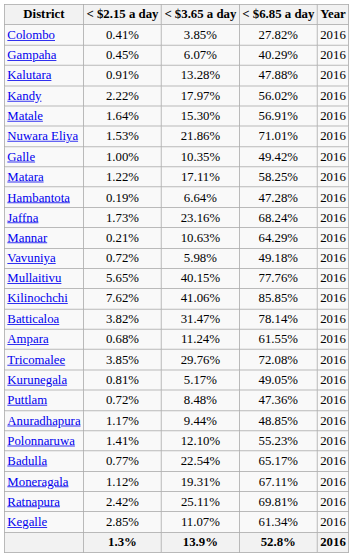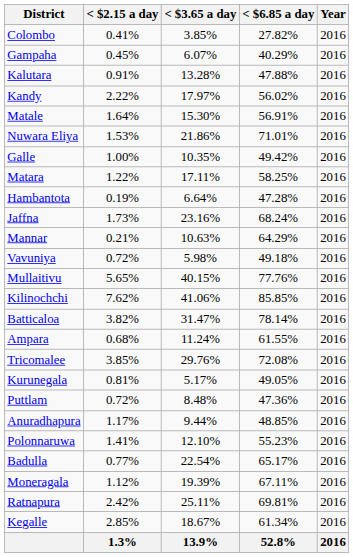(200, 481) 19.31% -> (200, 481) 19.39%
(200, 522) 11.07% -> (200, 522) 18.67%
